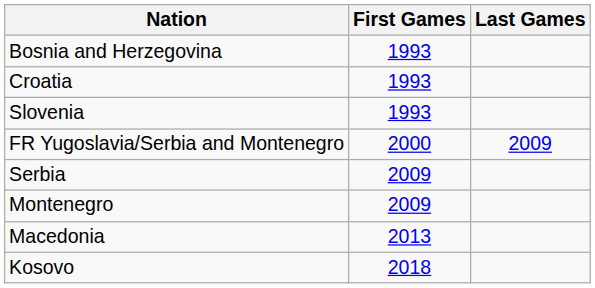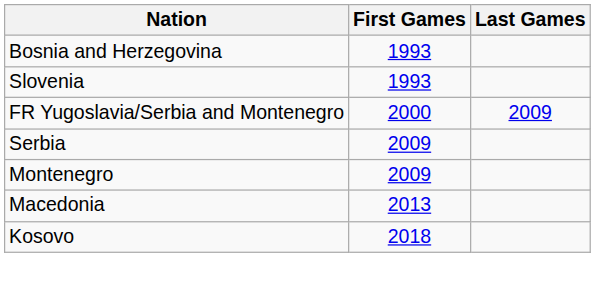- row: (41, 81)
